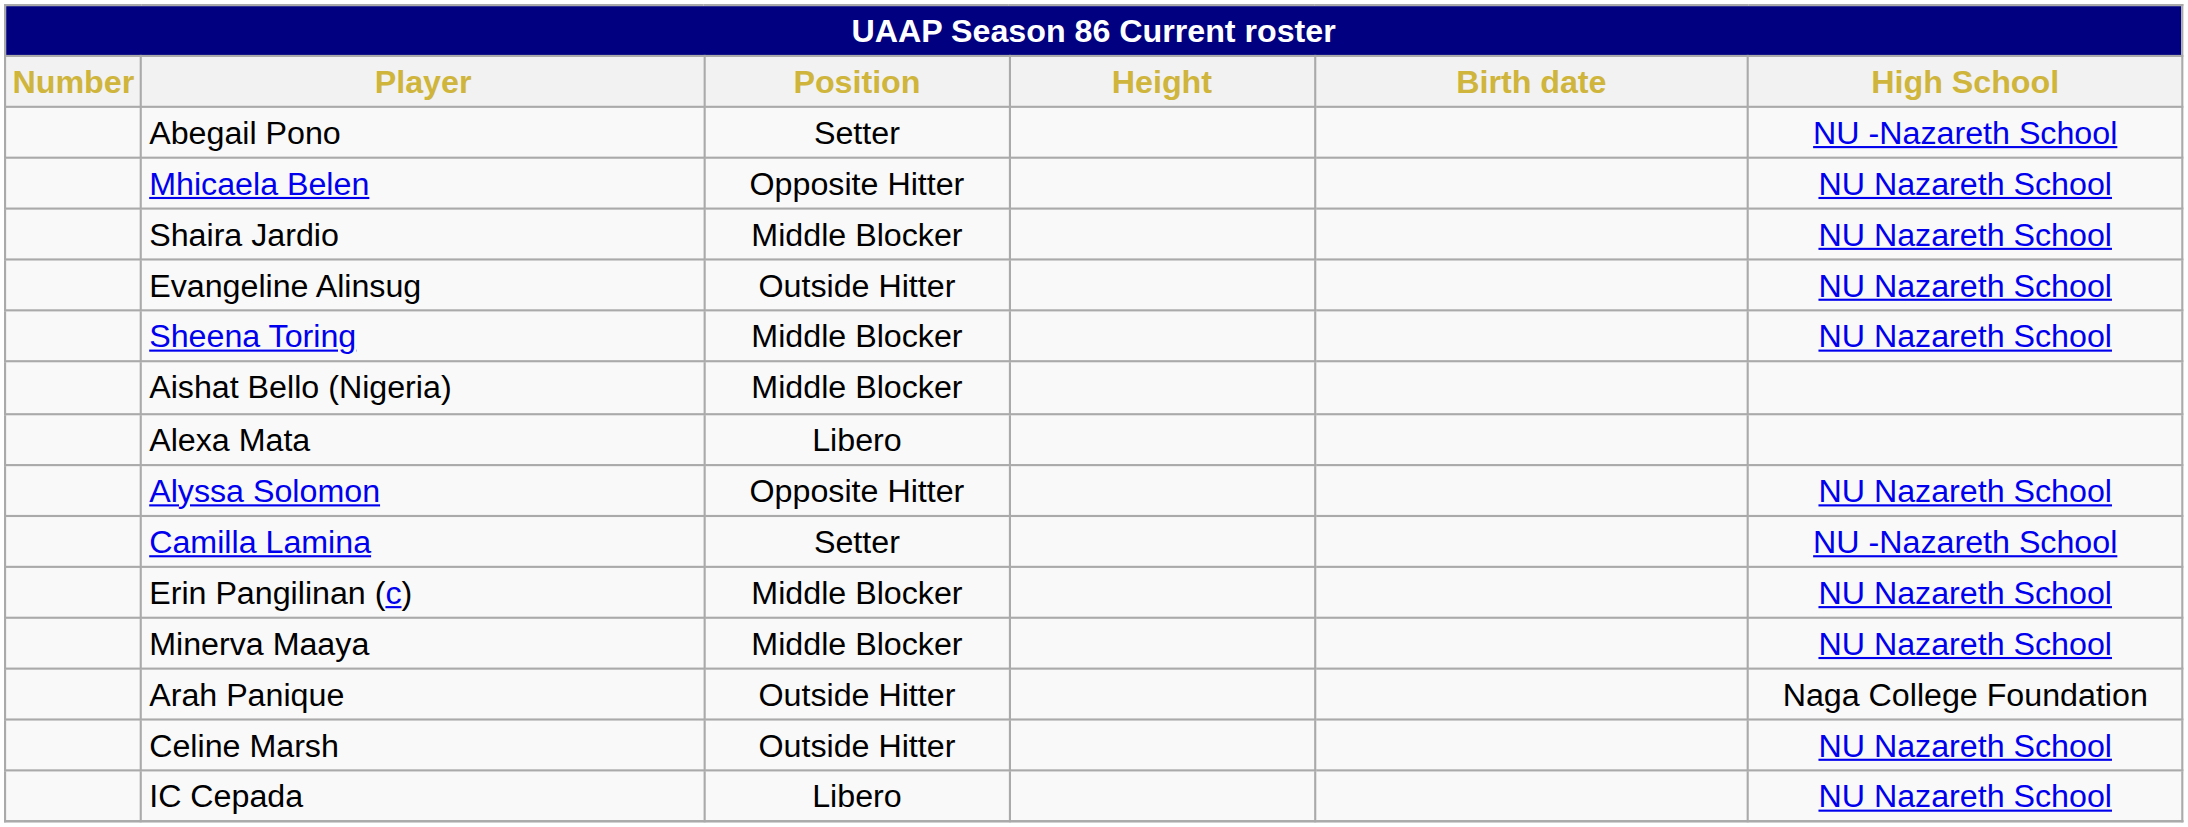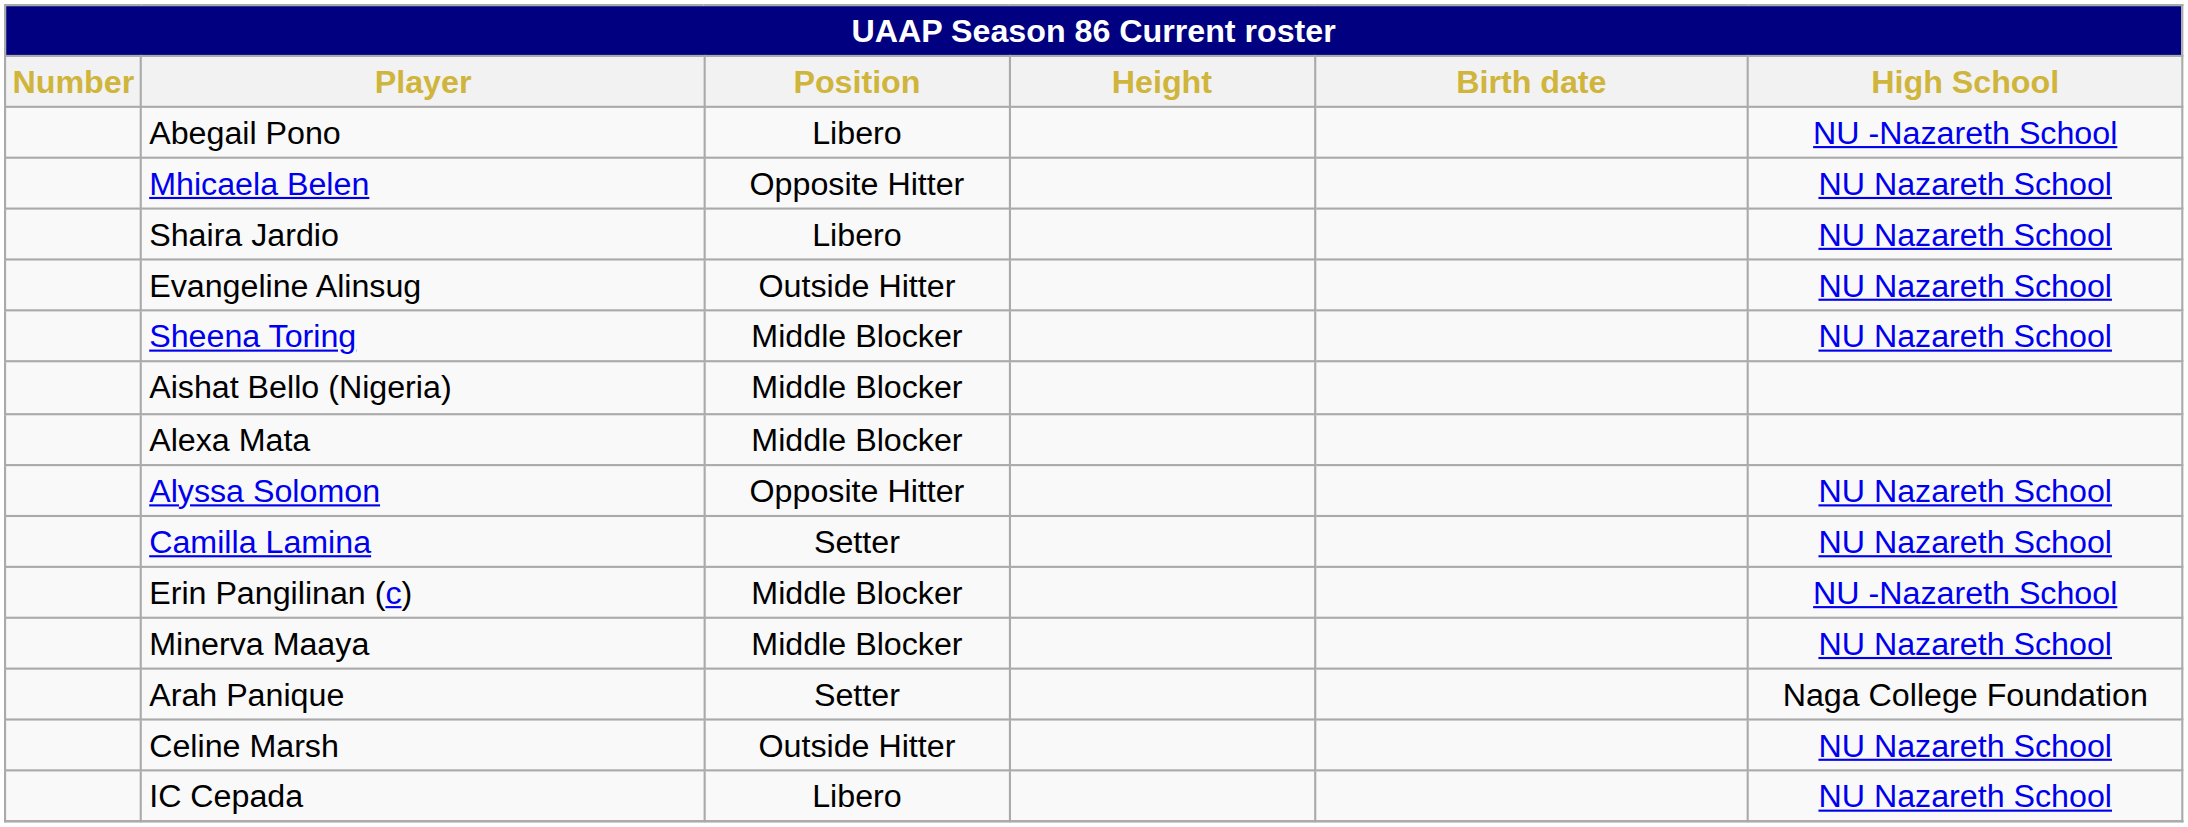(857, 133) Setter -> (857, 133) Libero
(857, 235) Middle Blocker -> (857, 235) Libero
(857, 439) Libero -> (857, 439) Middle Blocker
(1965, 541) NU -Nazareth School -> (1965, 541) NU Nazareth School
(1965, 592) NU Nazareth School -> (1965, 592) NU -Nazareth School
(857, 694) Outside Hitter -> (857, 694) Setter
